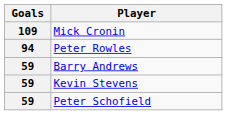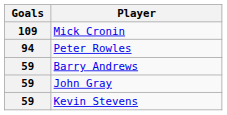+ row: (83, 84)
- row: (102, 101)
